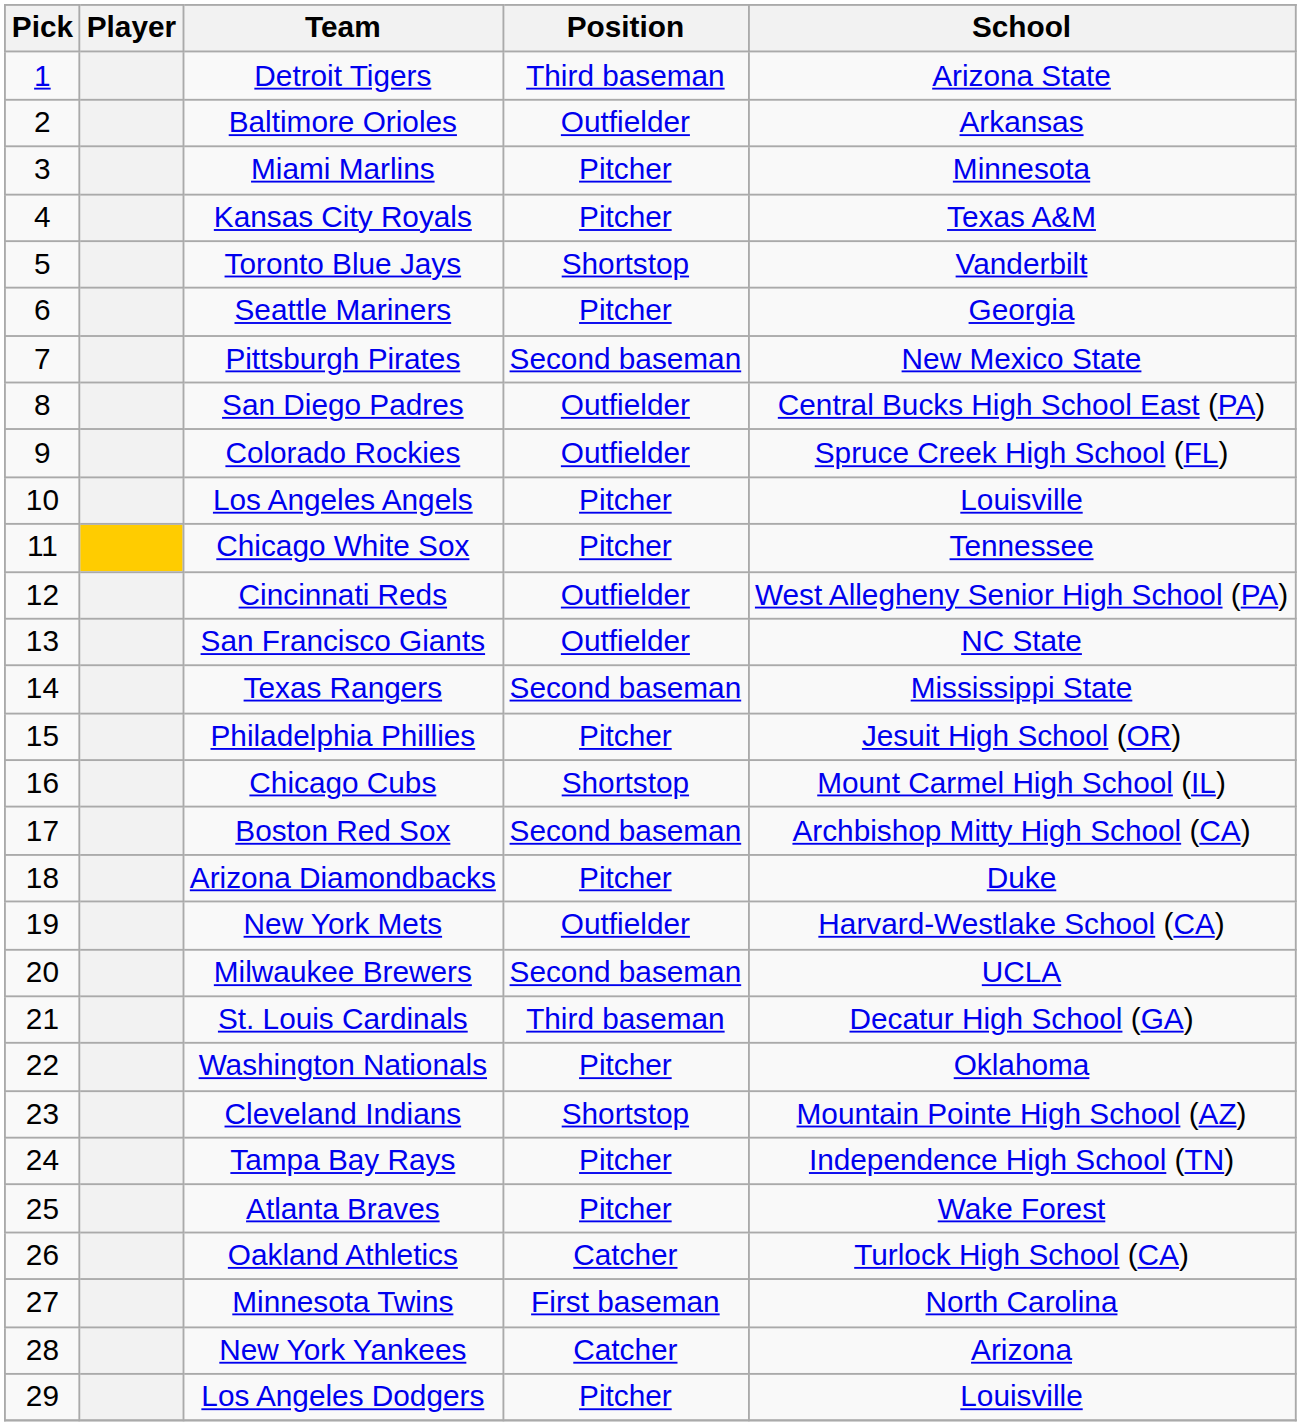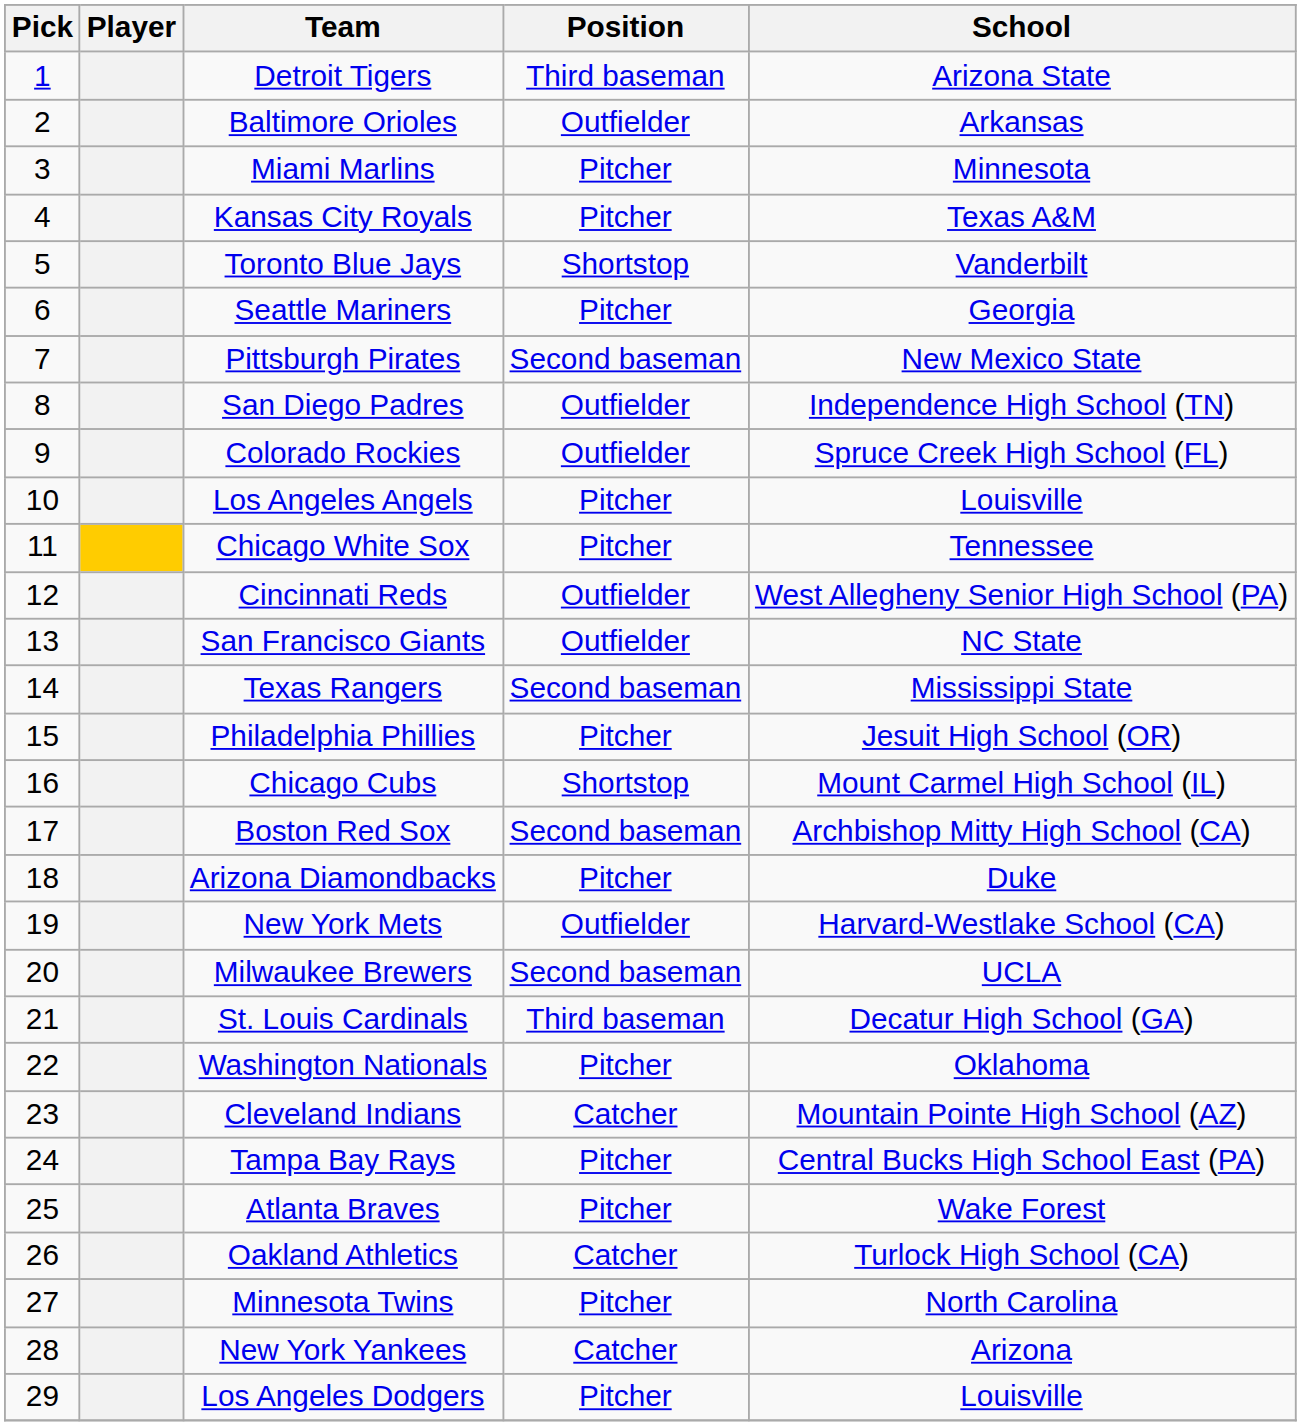(1022, 405) Central Bucks High School East (PA) -> (1022, 405) Independence High School (TN)
(625, 1113) Shortstop -> (625, 1113) Catcher
(1022, 1160) Independence High School (TN) -> (1022, 1160) Central Bucks High School East (PA)
(625, 1302) First baseman -> (625, 1302) Pitcher
